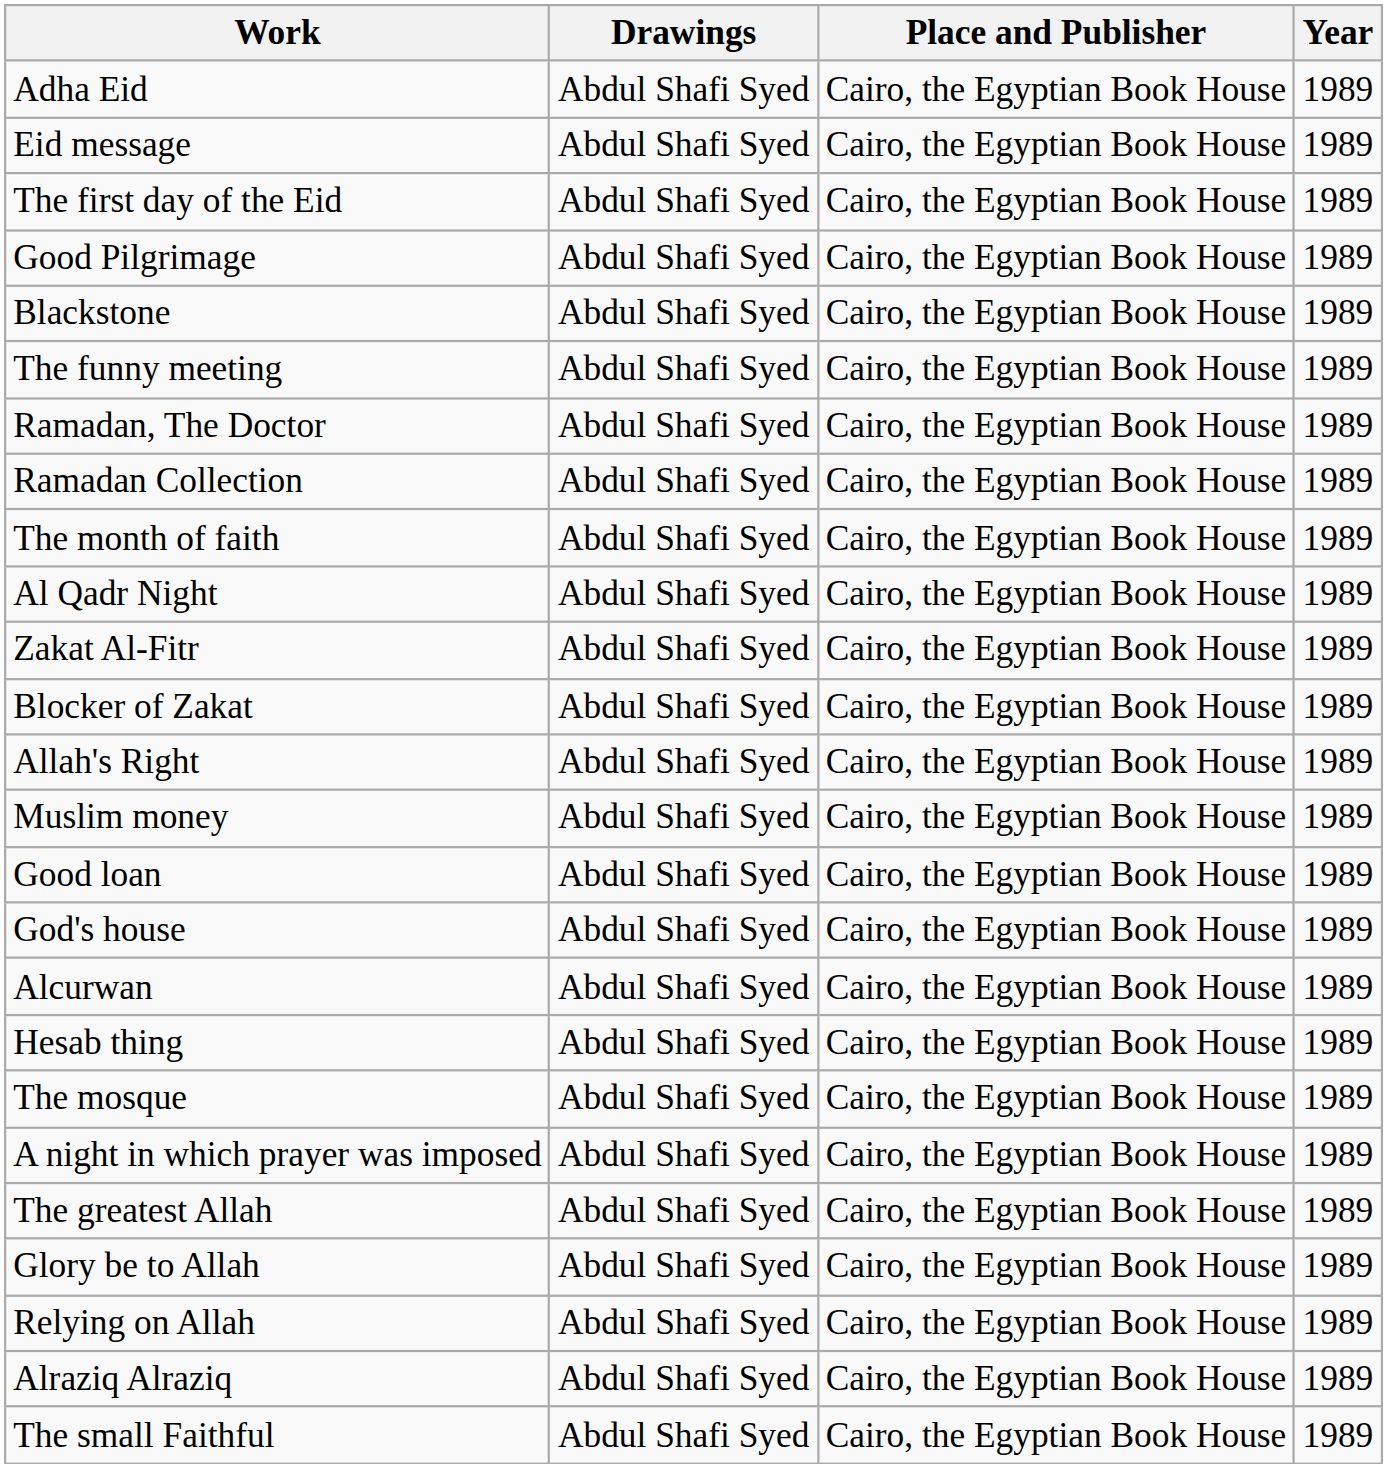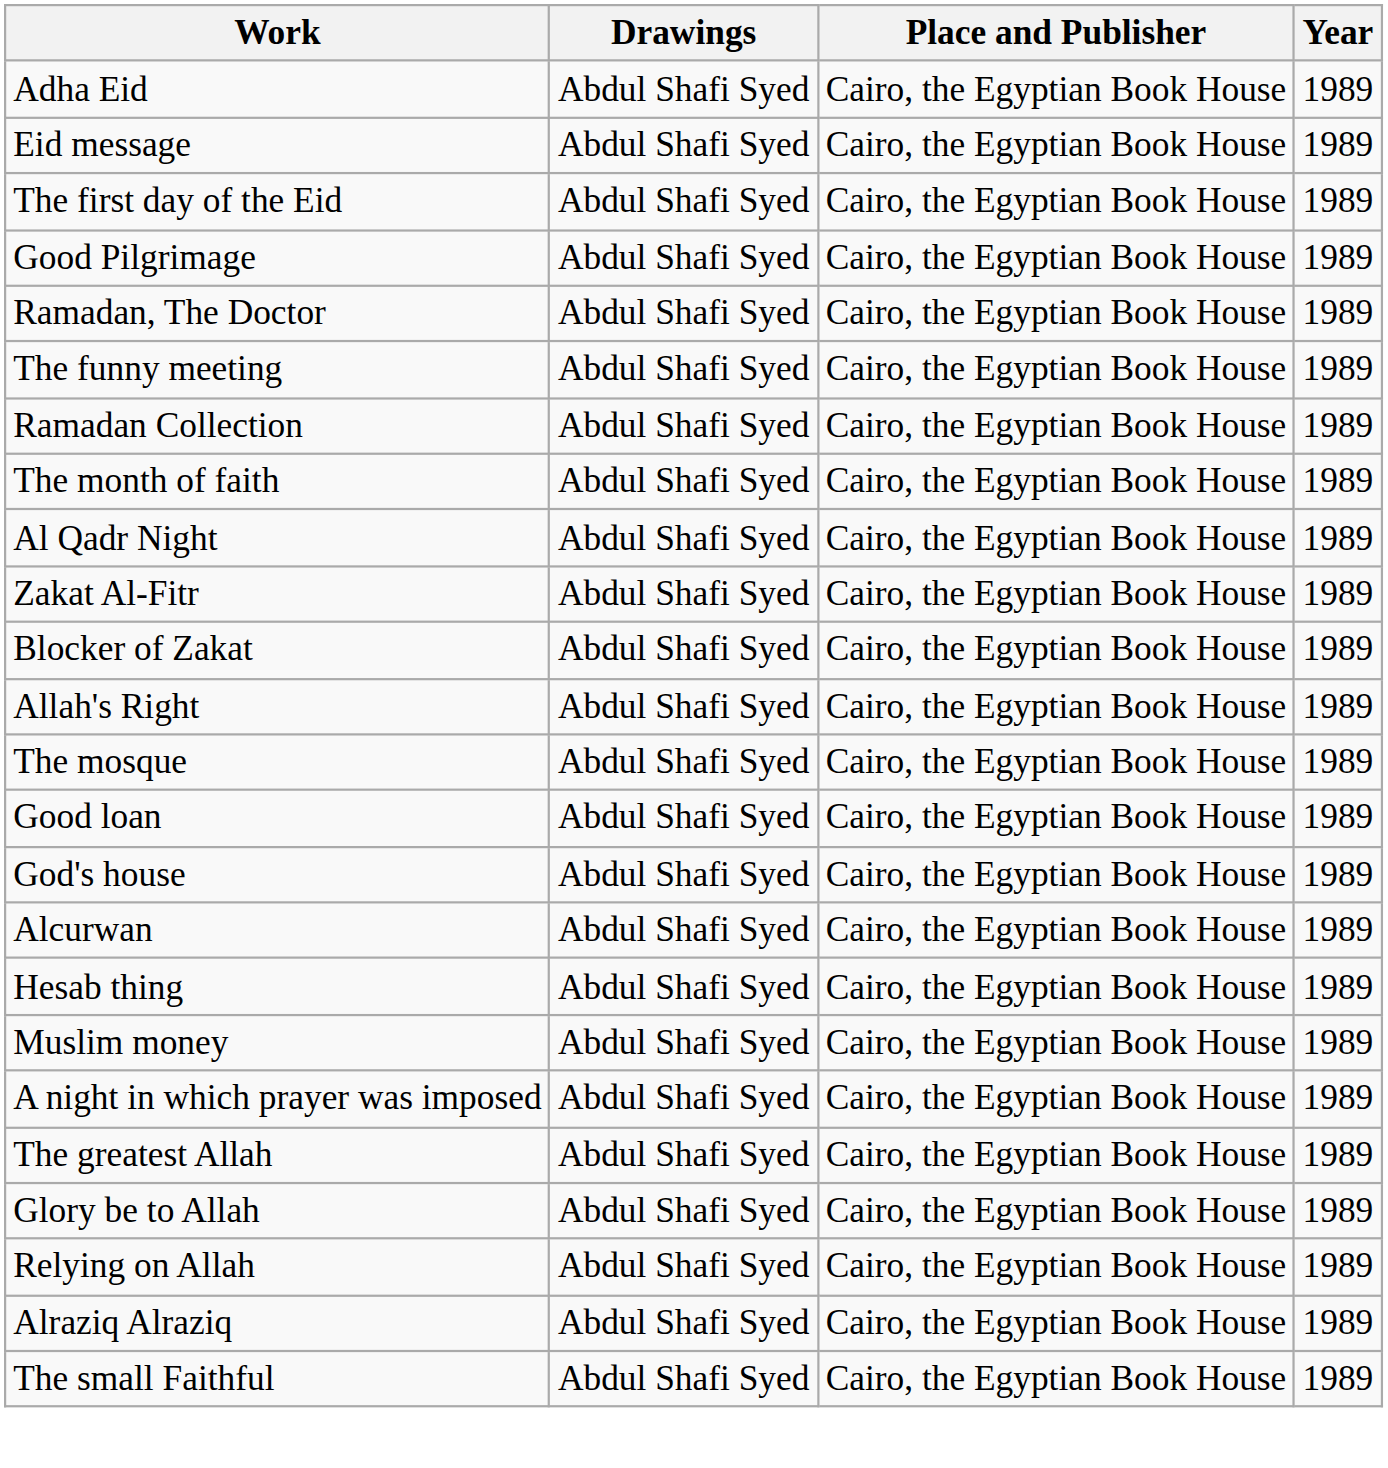- row: (92, 312)
rows swapped: (170, 425) <-> (148, 369)
rows swapped: (121, 817) <-> (100, 1098)
